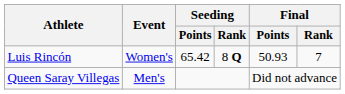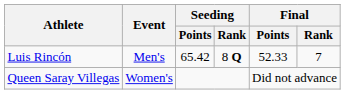(149, 57) Women's -> (149, 57) Men's
(273, 57) 50.93 -> (273, 57) 52.33
(149, 78) Men's -> (149, 78) Women's
